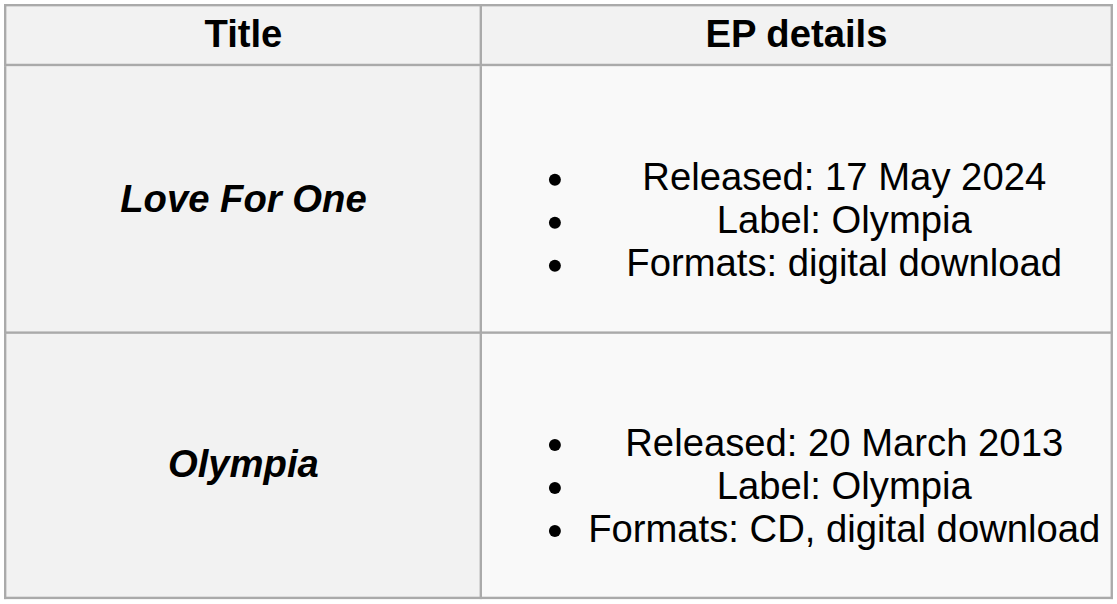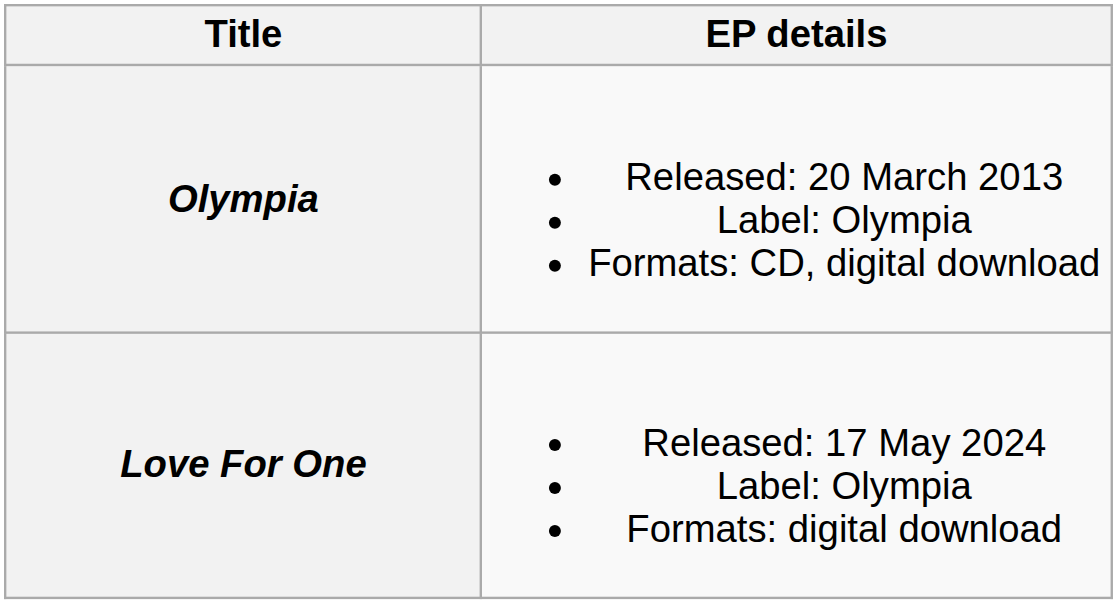rows swapped: (243, 464) <-> (243, 198)
